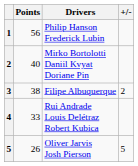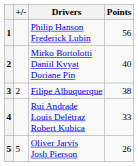columns swapped: (126, 12) <-> (28, 12)
